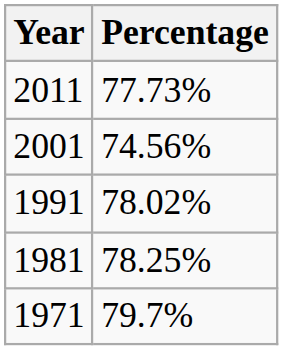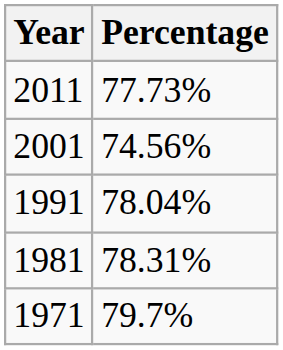(156, 202) 78.02% -> (156, 202) 78.04%
(156, 259) 78.25% -> (156, 259) 78.31%
